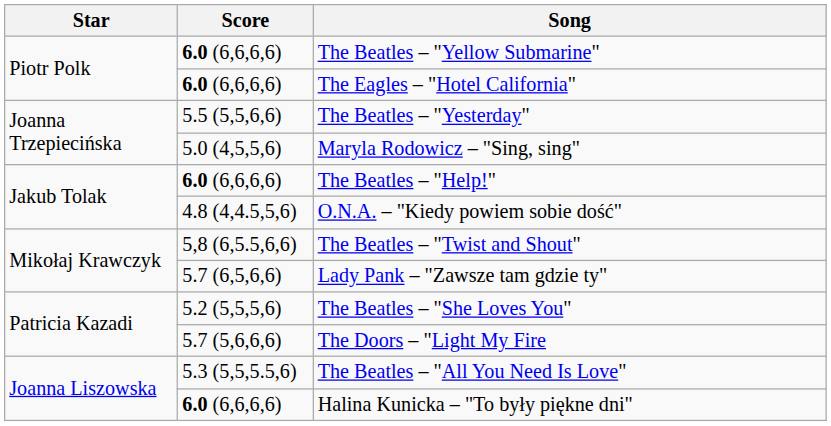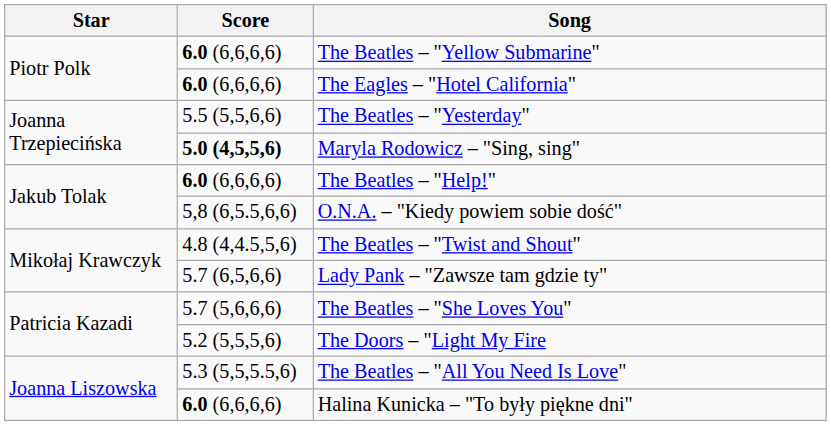(232, 148) normal -> (232, 148) bold
(239, 212) 4.8 (4,4.5,5,6) -> (239, 212) 5,8 (6,5.5,6,6)
(239, 244) 5,8 (6,5.5,6,6) -> (239, 244) 4.8 (4,4.5,5,6)
(232, 308) 5.2 (5,5,5,6) -> (232, 308) 5.7 (5,6,6,6)
(232, 340) 5.7 (5,6,6,6) -> (232, 340) 5.2 (5,5,5,6)
